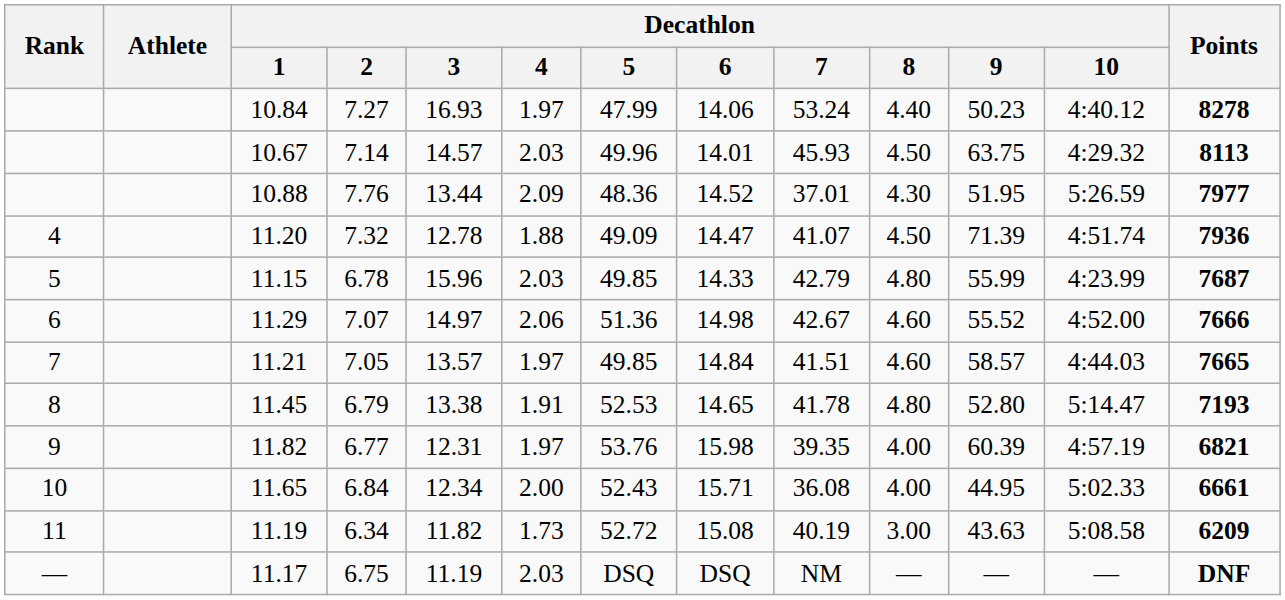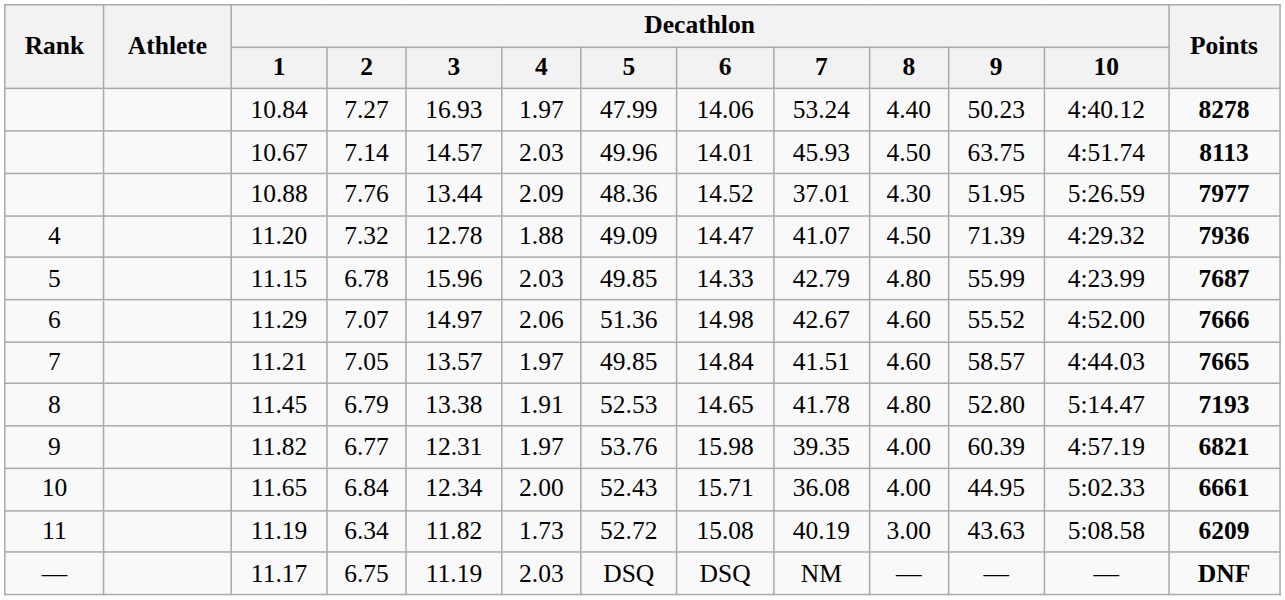(1106, 151) 4:29.32 -> (1106, 151) 4:51.74
(1106, 236) 4:51.74 -> (1106, 236) 4:29.32
